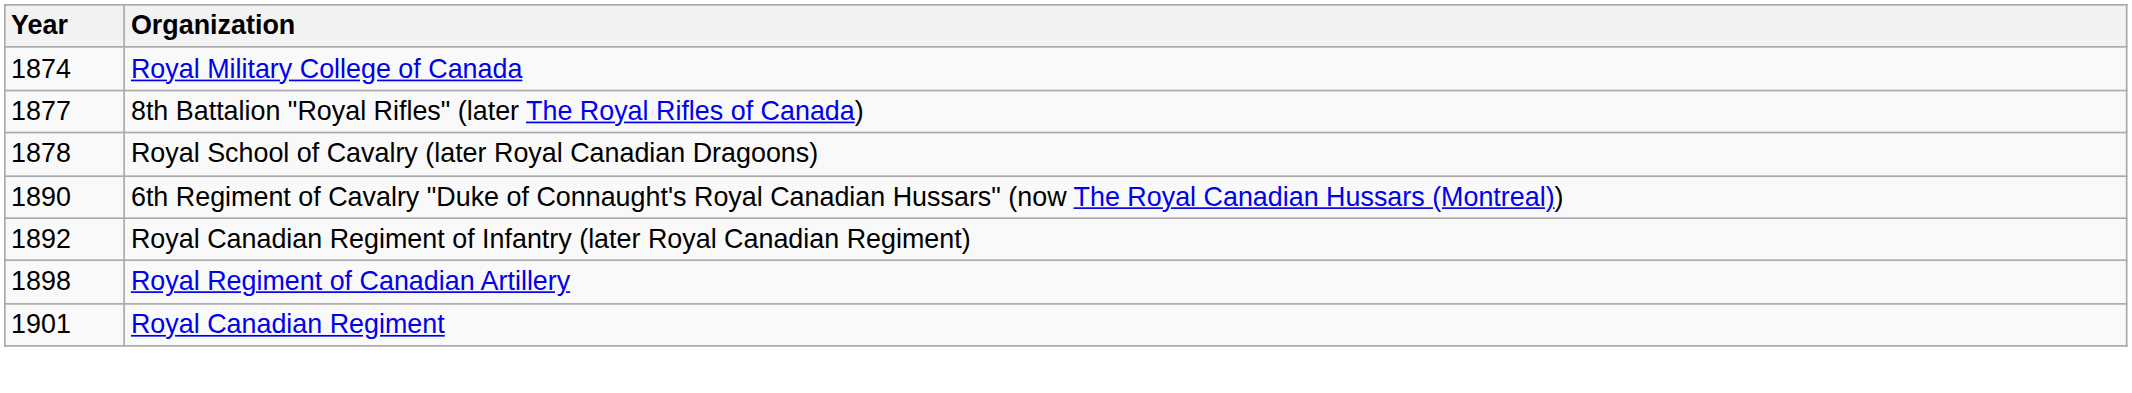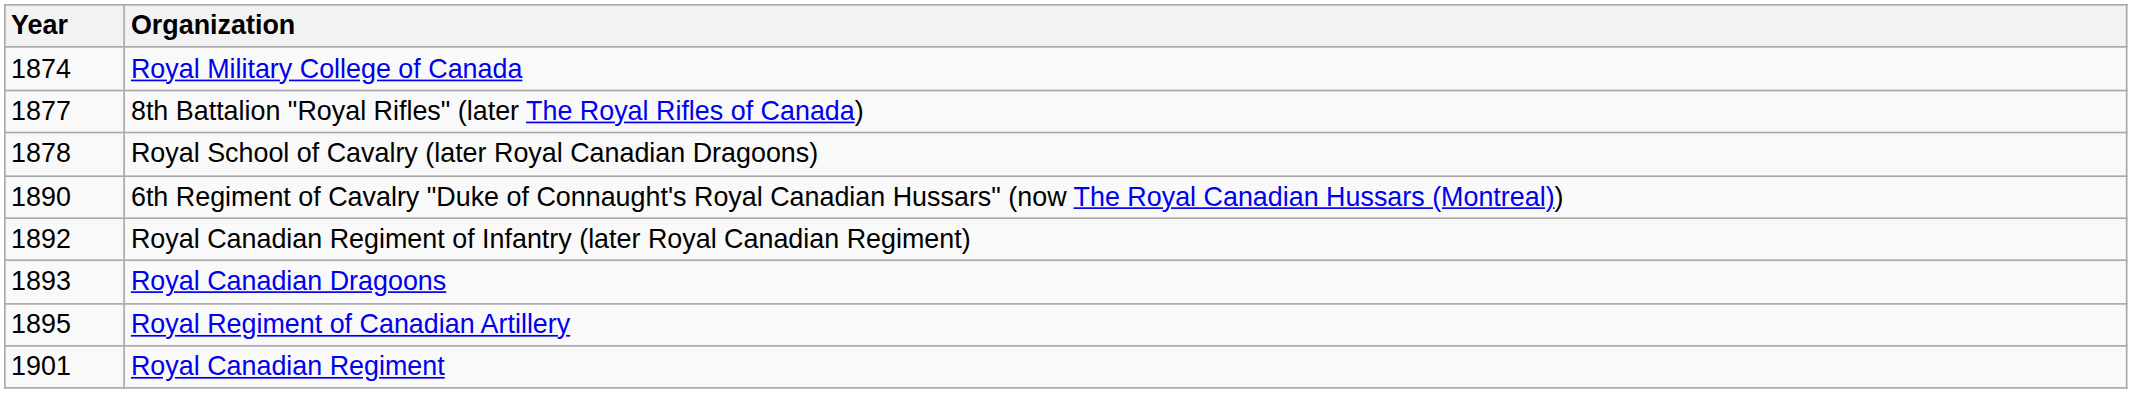+ row: (289, 281)
(41, 281) 1898 -> (41, 324) 1895
